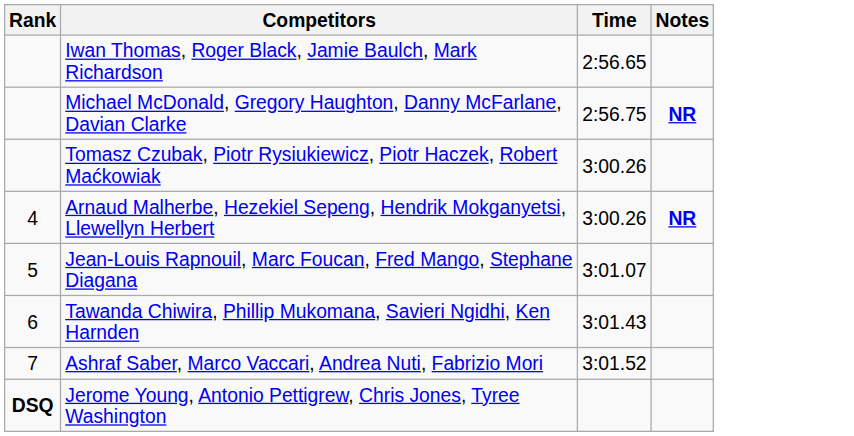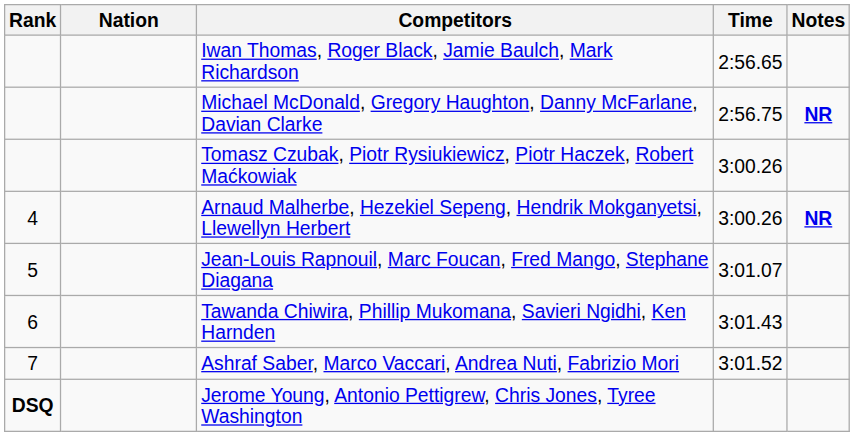+ column: (129, 20)
